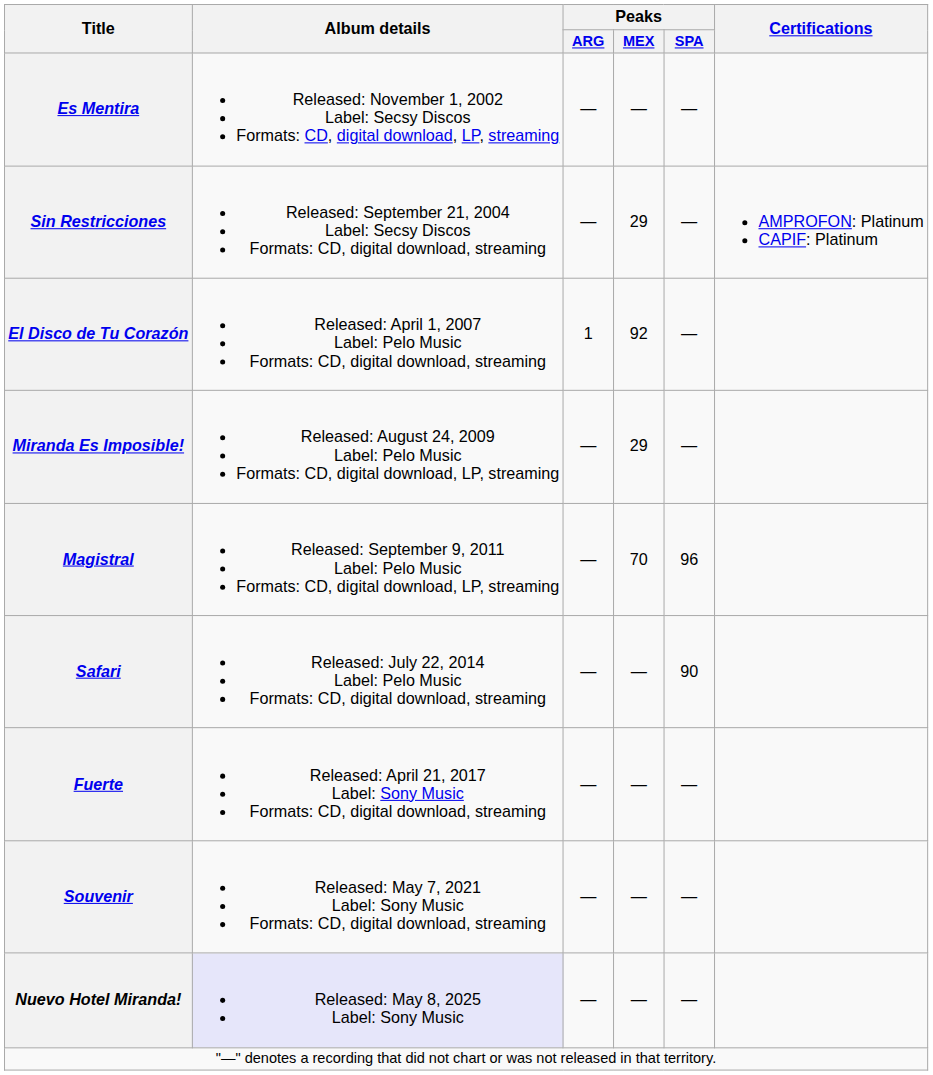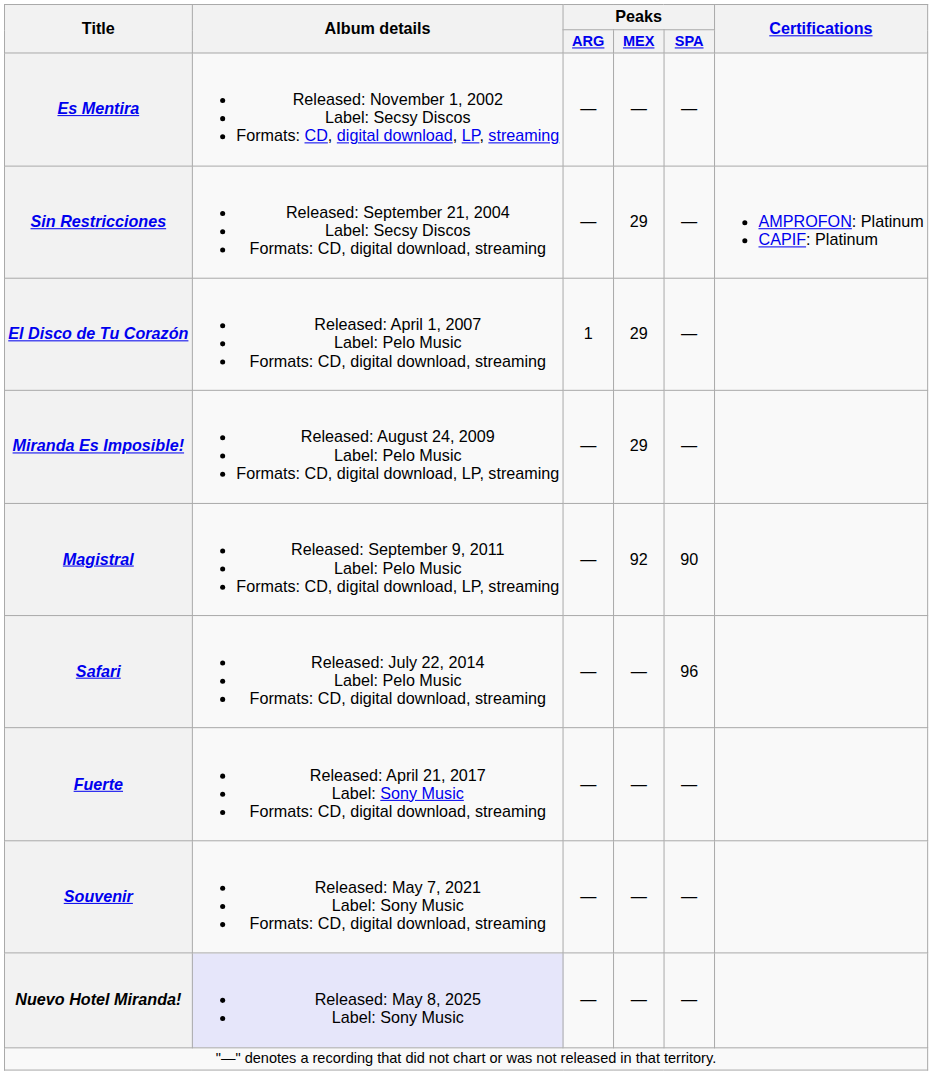(639, 334) 92 -> (639, 334) 29
(639, 559) 70 -> (639, 559) 92
(689, 559) 96 -> (689, 559) 90
(689, 671) 90 -> (689, 671) 96
